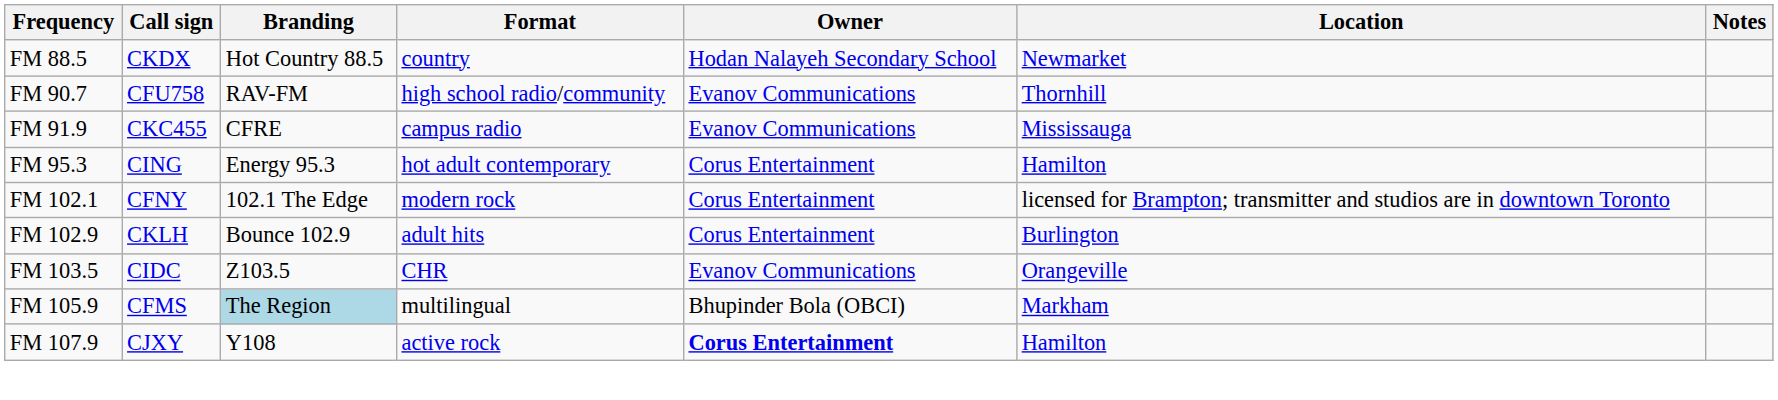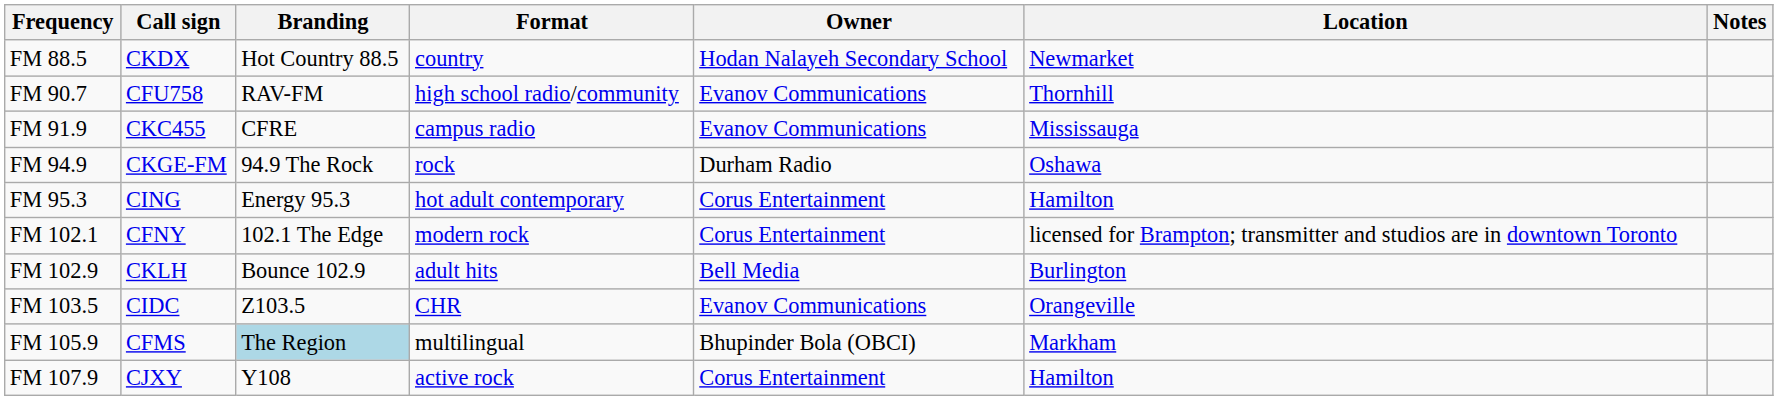+ row: (48, 164)
(781, 235) Corus Entertainment -> (749, 270) Bell Media
(791, 341) bold -> (792, 377) normal
